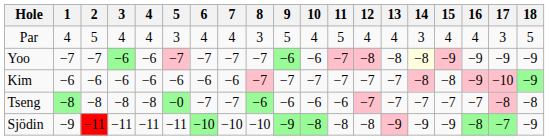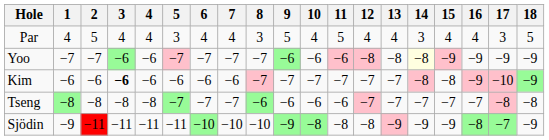(341, 59) −7 -> (341, 59) −6
(122, 80) normal -> (122, 80) bold
(176, 102) −0 -> (176, 102) −7
